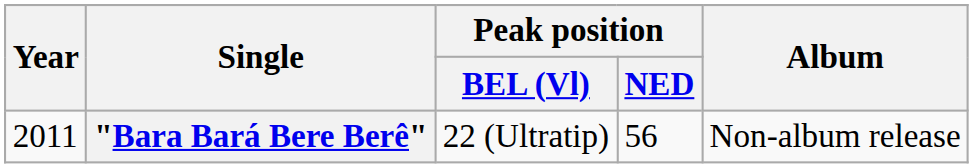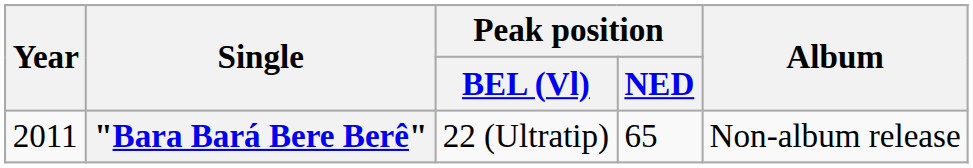(641, 135) 56 -> (641, 135) 65
